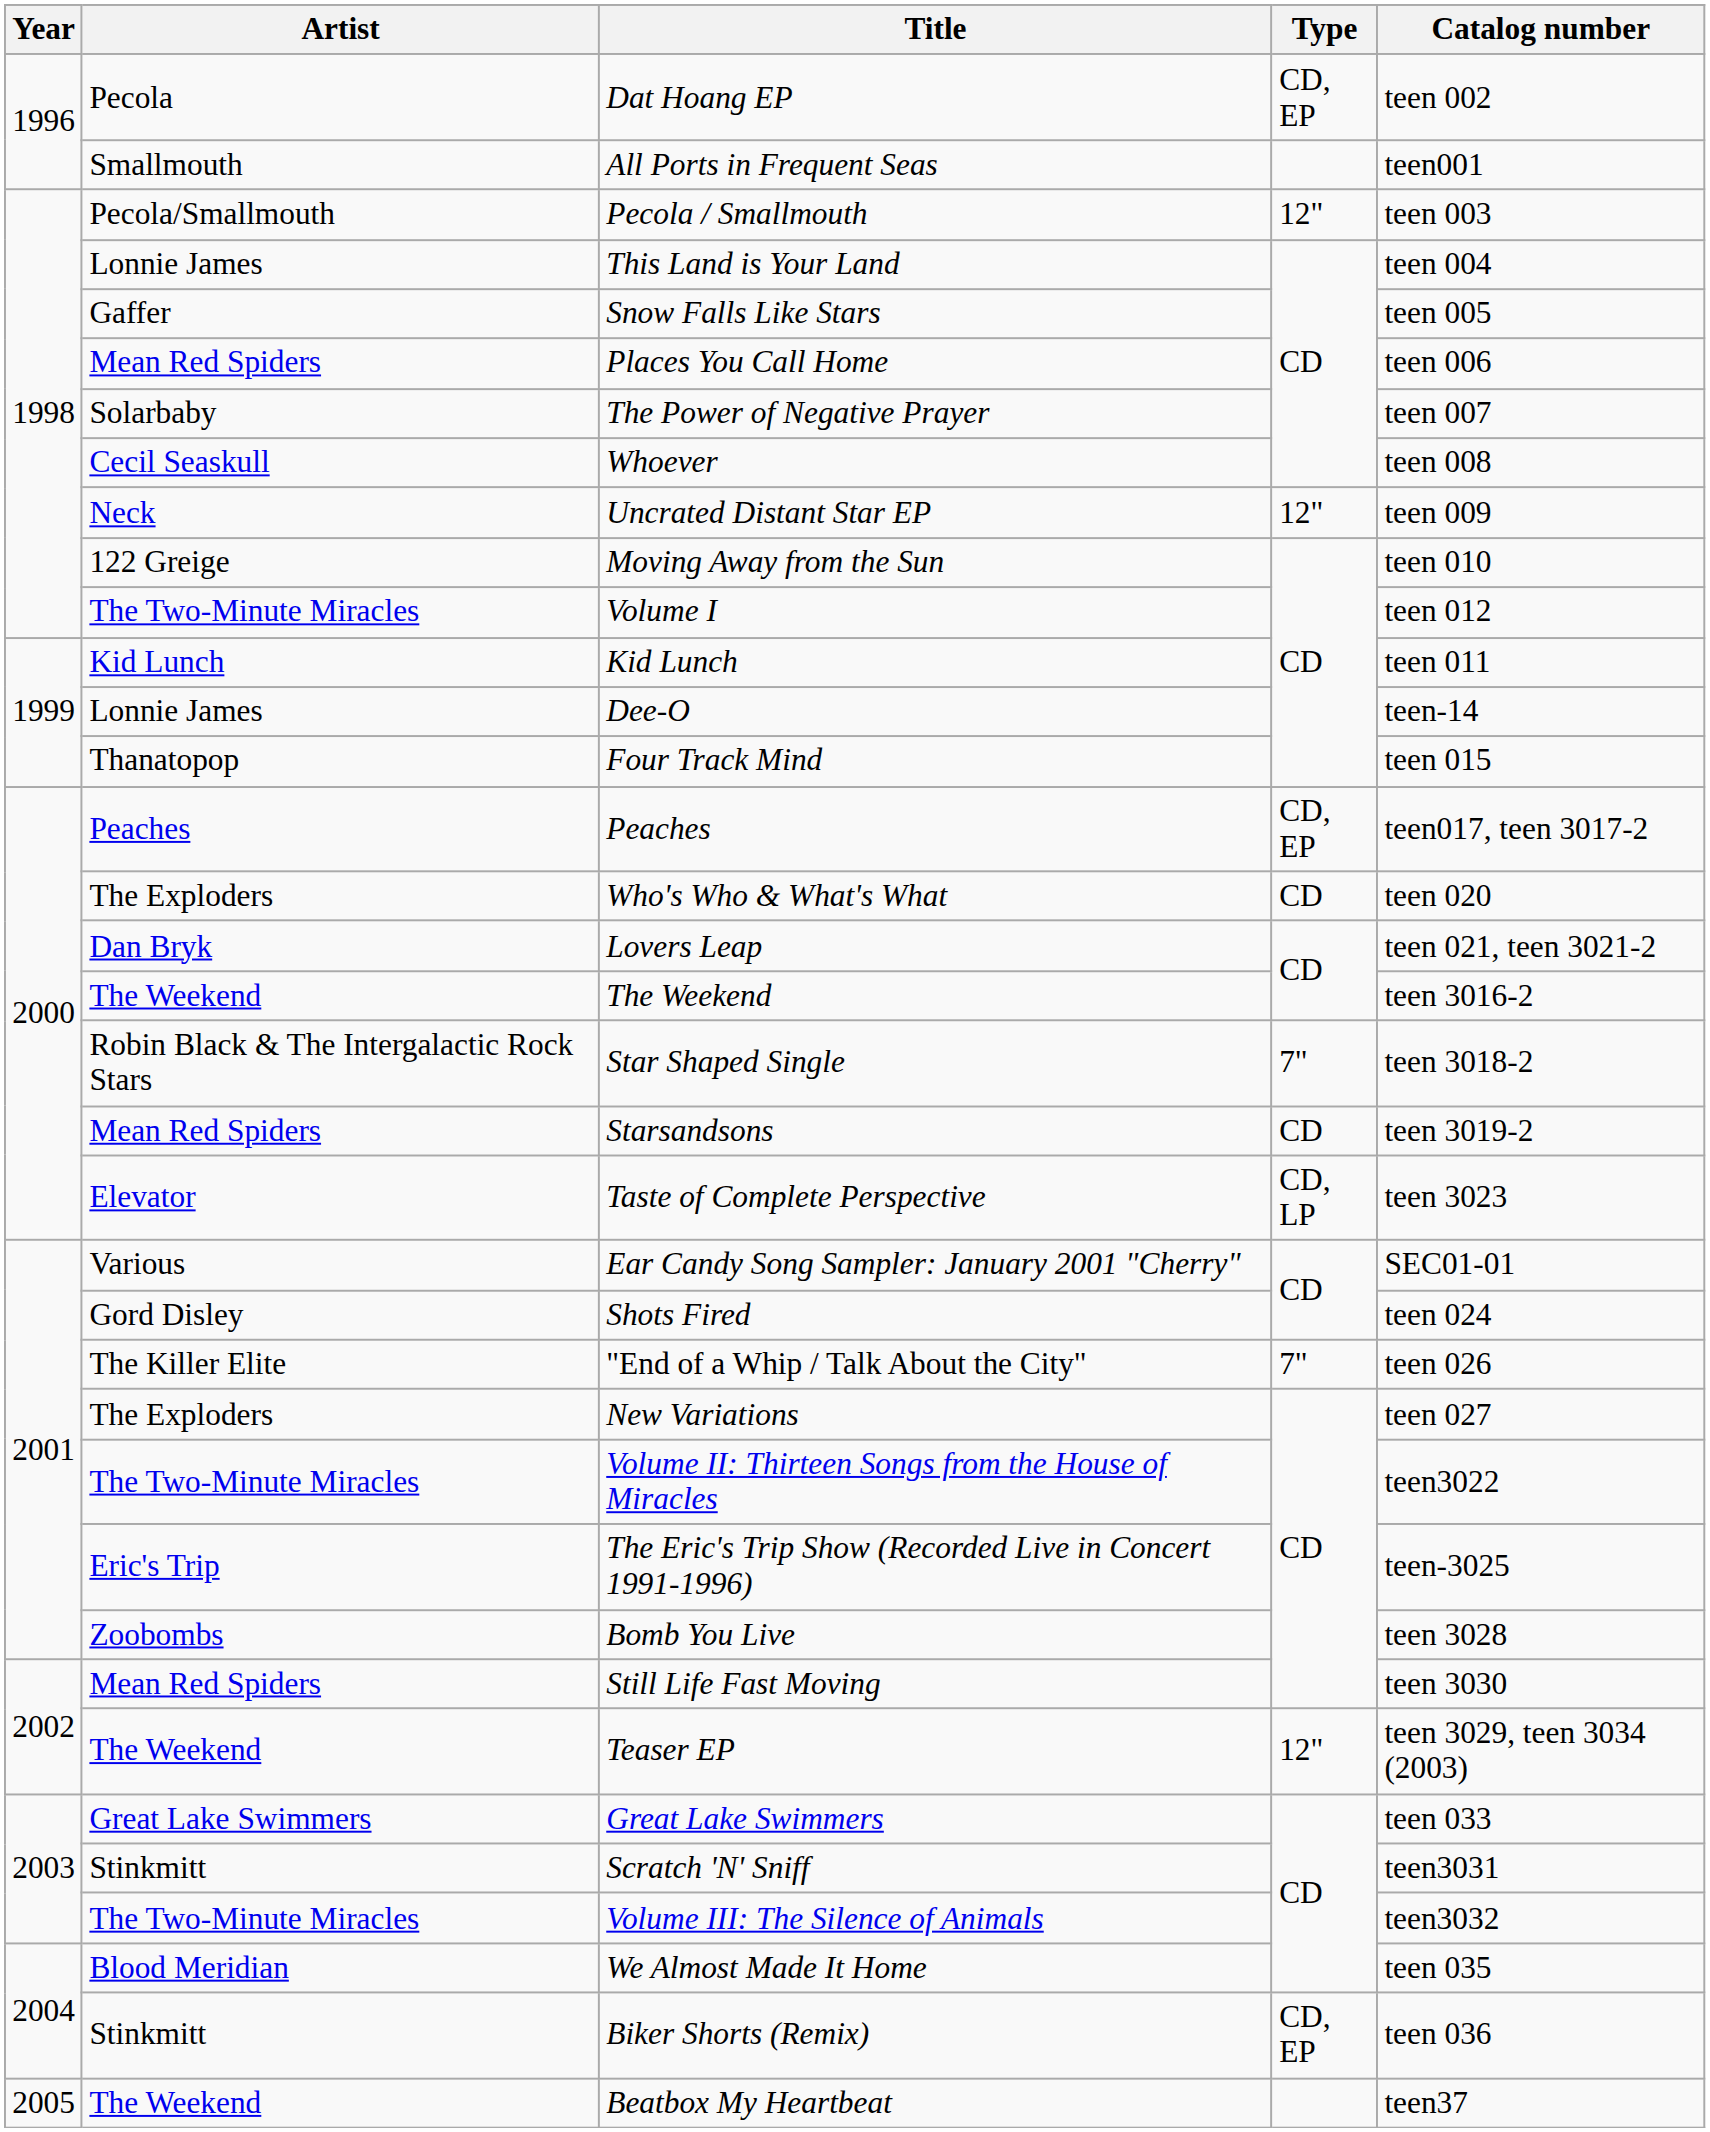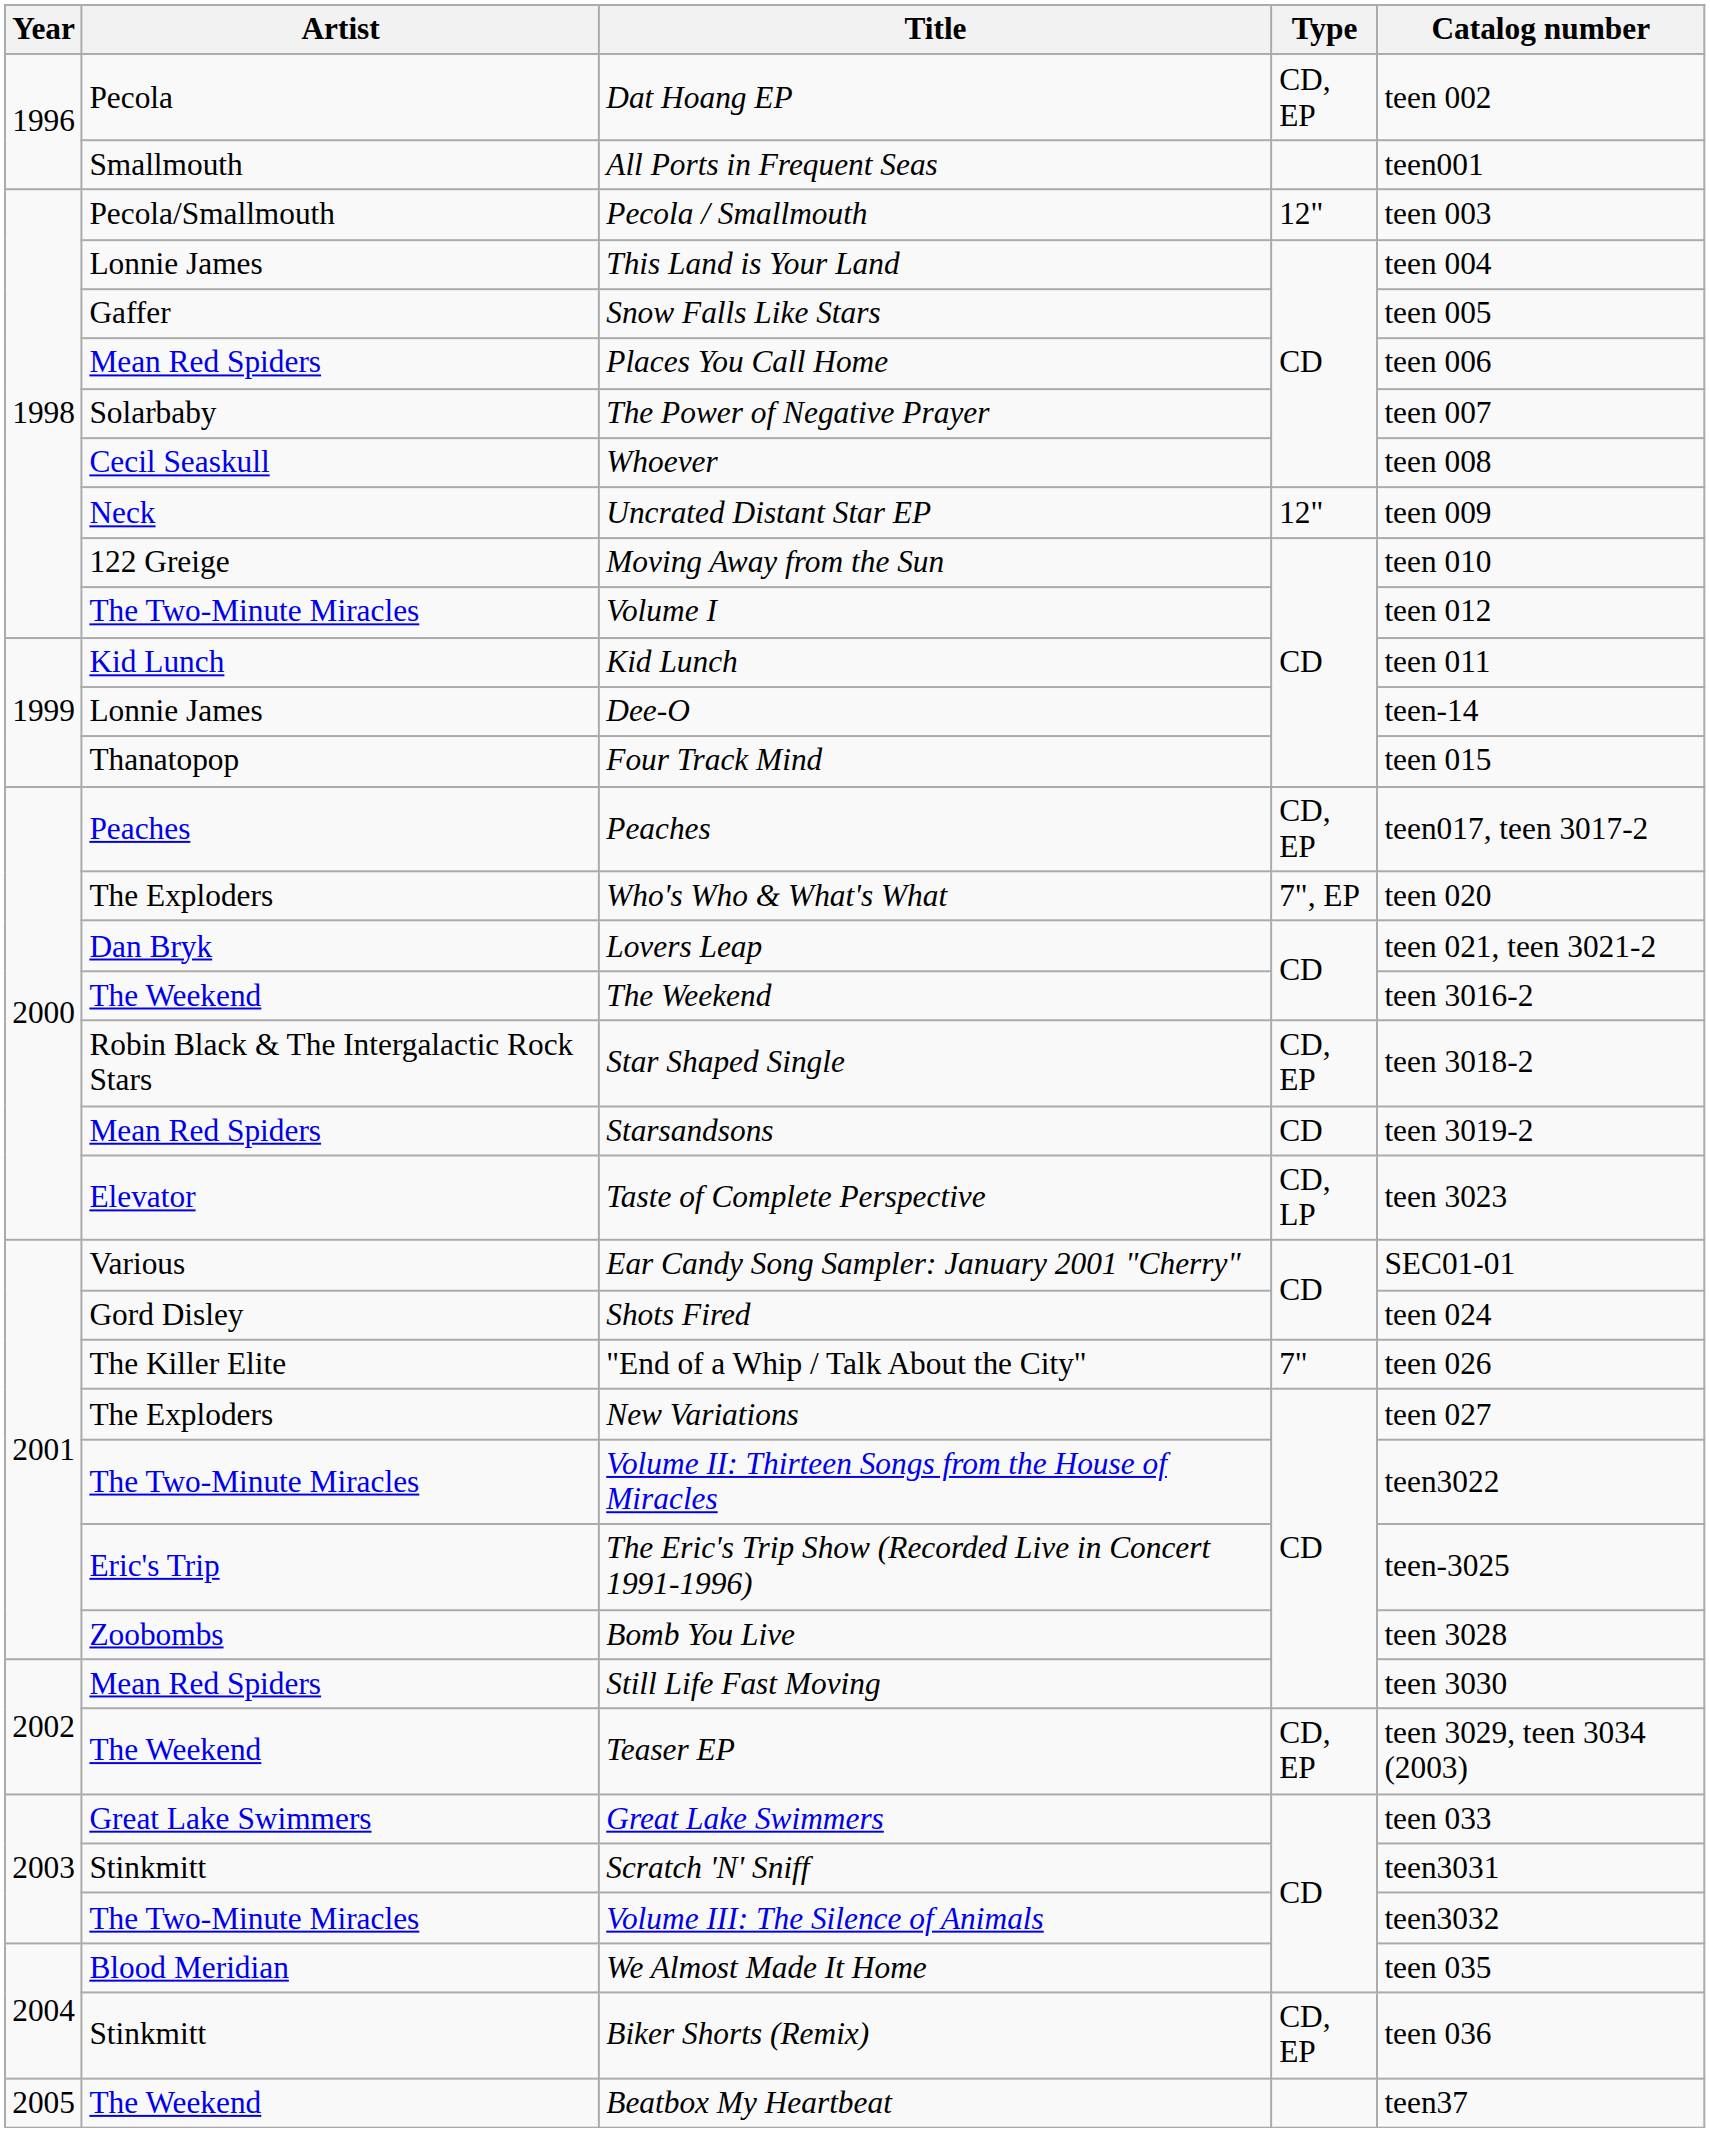(1301, 895) CD -> (1320, 895) 7", EP
(1293, 1062) 7" -> (1305, 1062) CD, EP
(1301, 1750) 12" -> (1305, 1750) CD, EP
